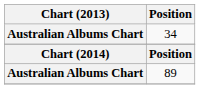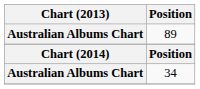rows swapped: (170, 34) <-> (170, 73)
